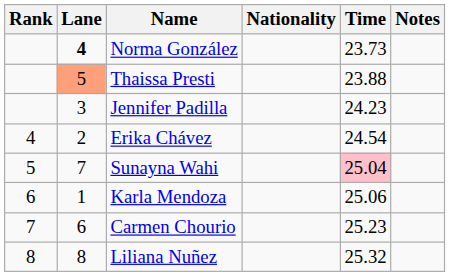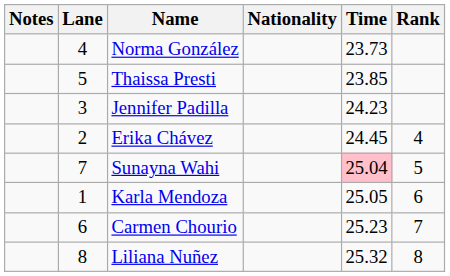columns swapped: (31, 19) <-> (418, 19)
(82, 49) bold -> (83, 49) normal
(82, 78) lightsalmon background -> (83, 78) no background
(366, 78) 23.88 -> (367, 78) 23.85
(366, 138) 24.54 -> (367, 138) 24.45
(366, 197) 25.06 -> (367, 197) 25.05
